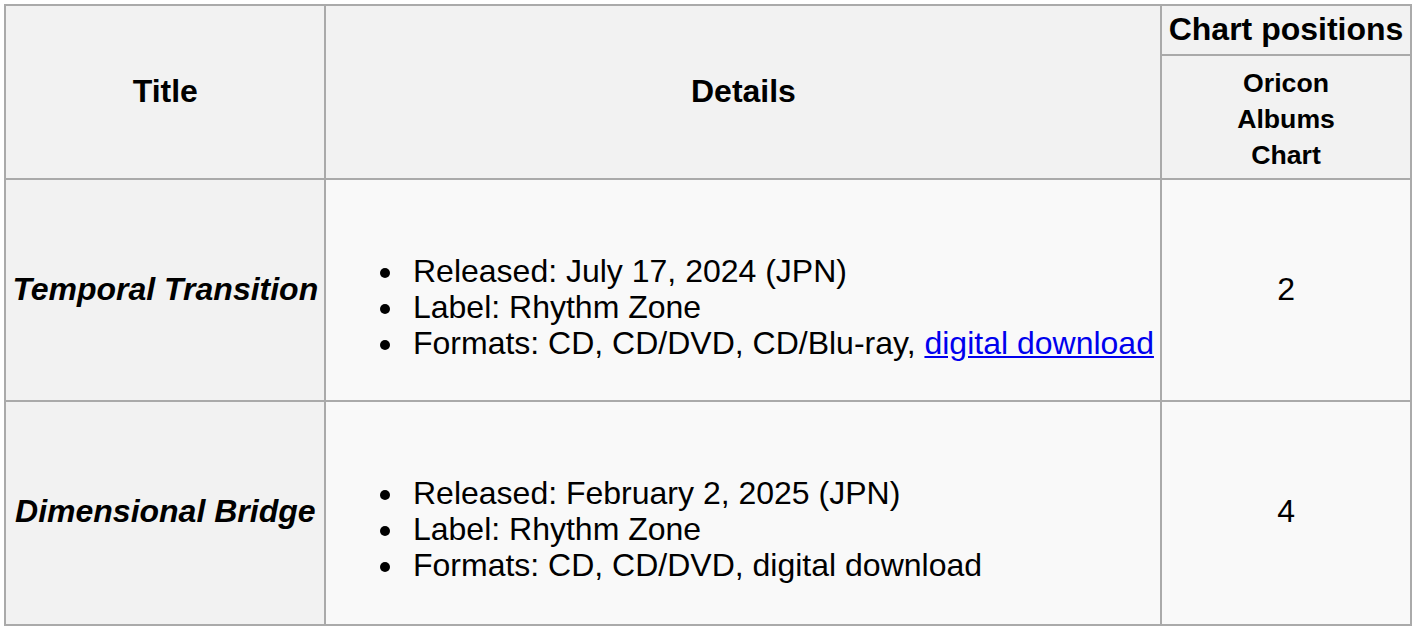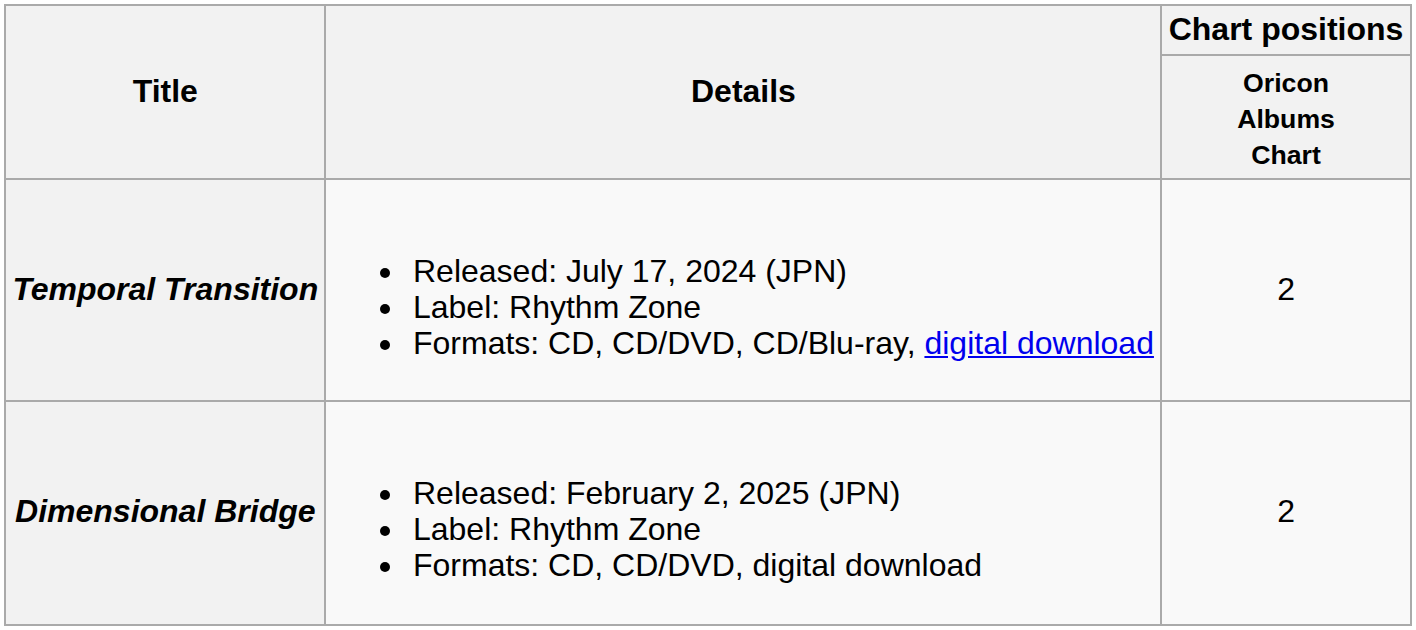(1286, 512) 4 -> (1286, 512) 2
